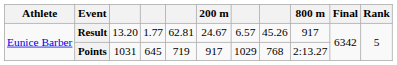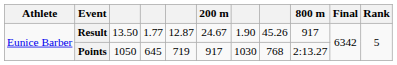(125, 33) 13.20 -> (125, 33) 13.50
(181, 33) 62.81 -> (181, 33) 12.87
(245, 33) 6.57 -> (245, 33) 1.90
(125, 51) 1031 -> (125, 51) 1050
(245, 51) 1029 -> (245, 51) 1030
